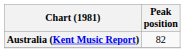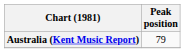(161, 39) 82 -> (161, 39) 79
